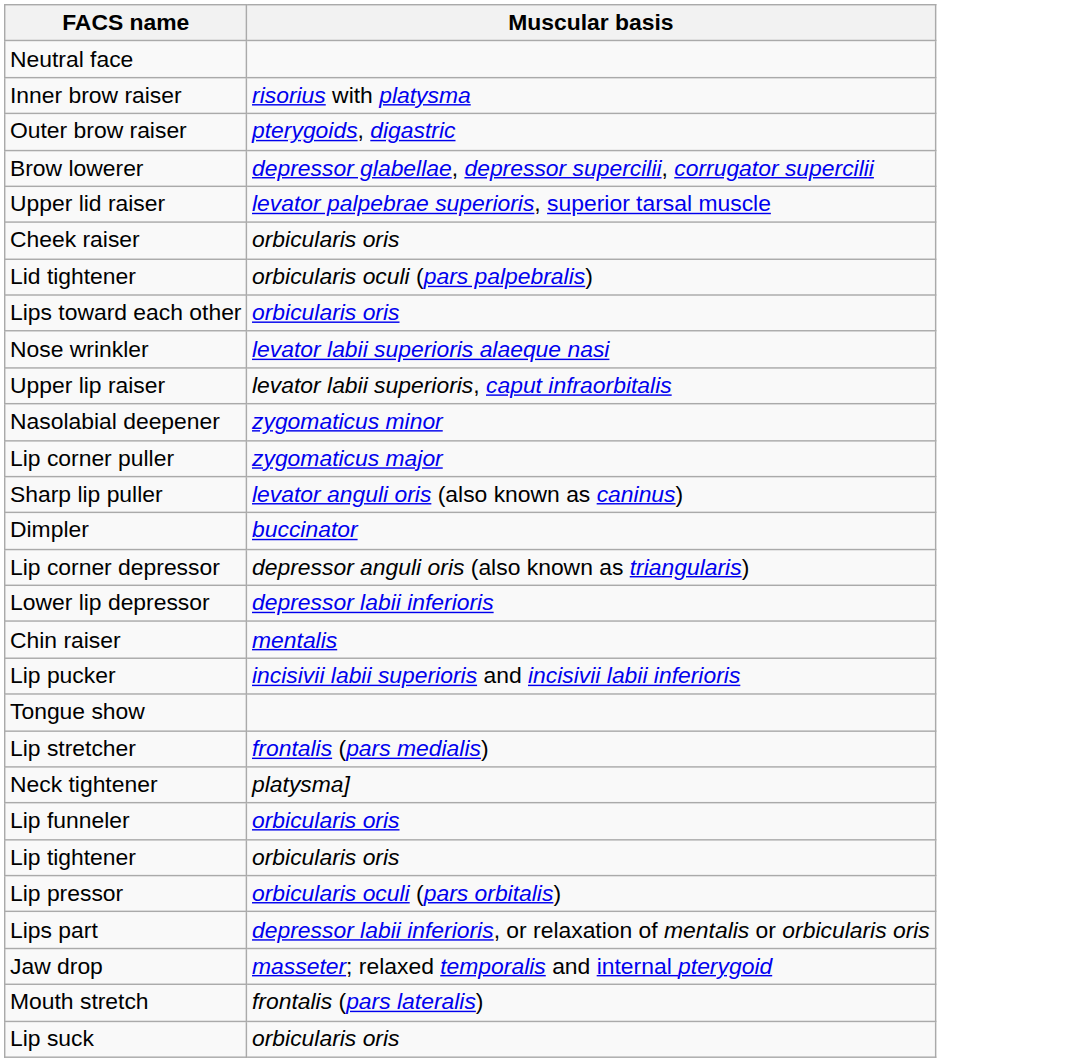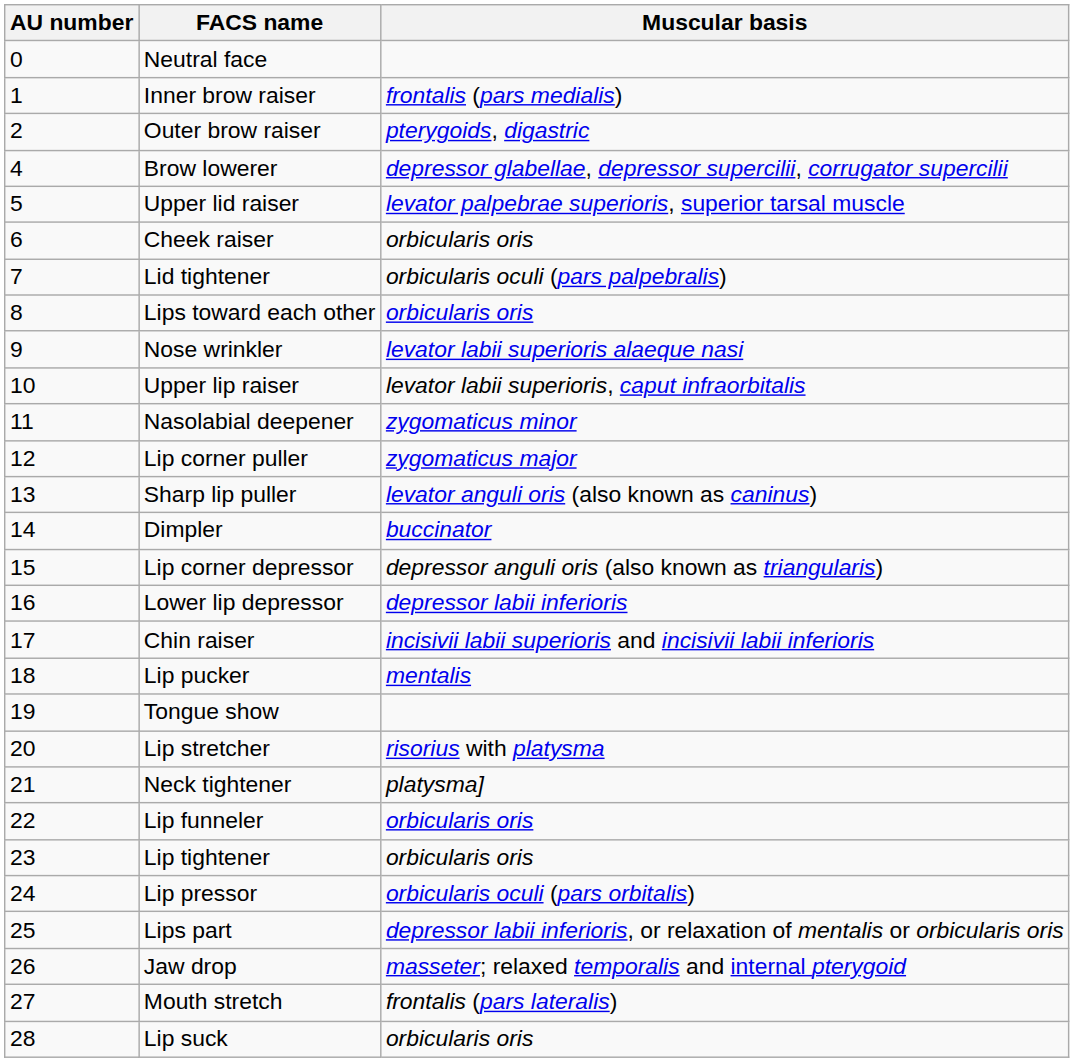+ column: (72, 22)
(361, 95) risorius with platysma -> (504, 95) frontalis (pars medialis)
(295, 639) mentalis -> (630, 639) incisivii labii superioris and incisivii labii inferioris
(496, 675) incisivii labii superioris and incisivii labii inferioris -> (428, 675) mentalis
(370, 748) frontalis (pars medialis) -> (495, 748) risorius with platysma
